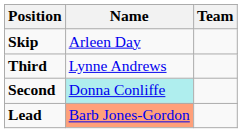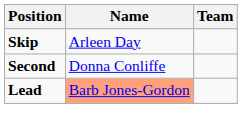- row: (27, 66)
(117, 90) paleturquoise background -> (117, 66) no background
